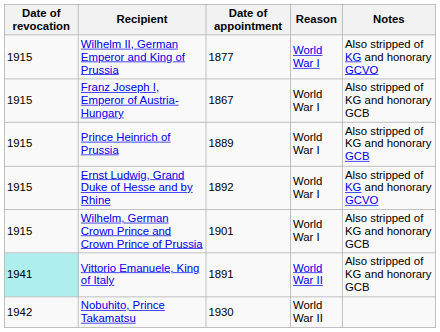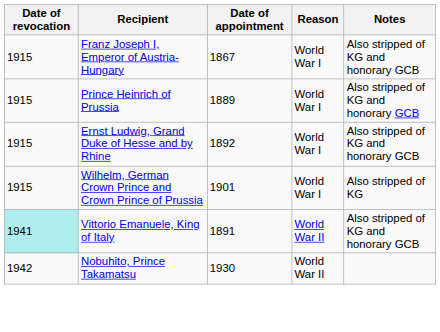- row: (133, 57)
(388, 187) Also stripped of KG and honorary GCVO -> (386, 144) Also stripped of KG and honorary GCB
(388, 231) Also stripped of KG and honorary GCB -> (386, 187) Also stripped of KG
